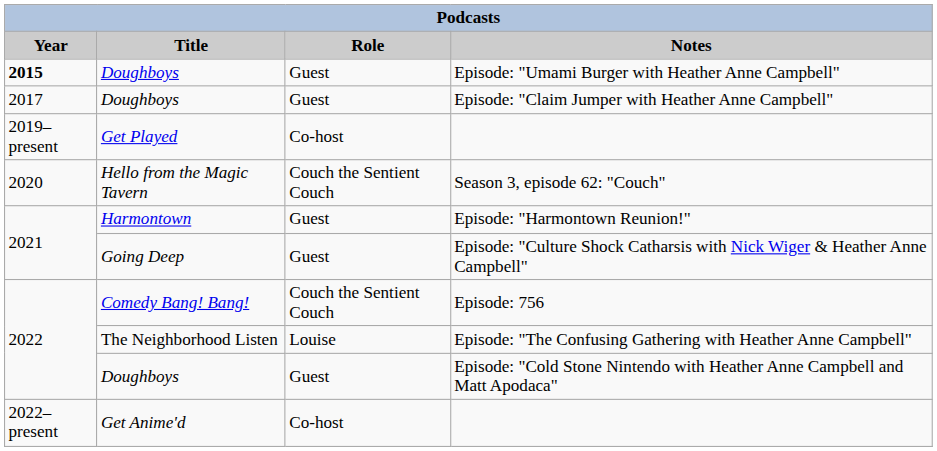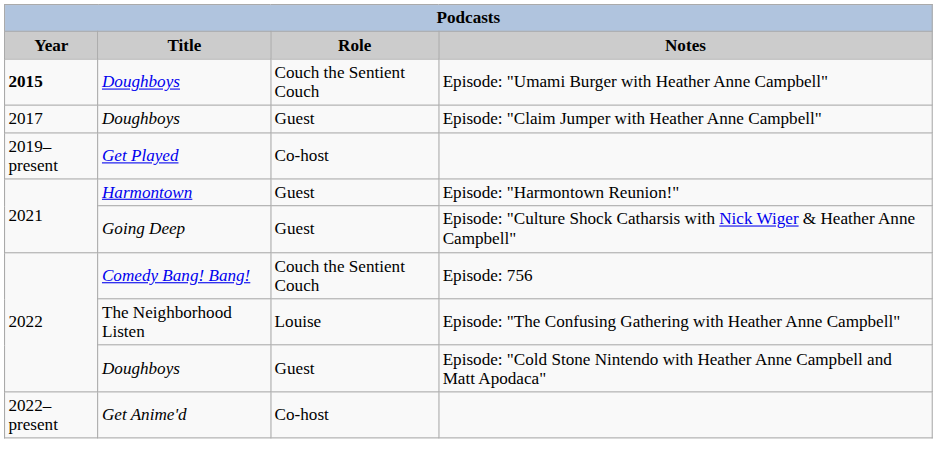(309, 72) Guest -> (340, 82) Couch the Sentient Couch
- row: (175, 182)
